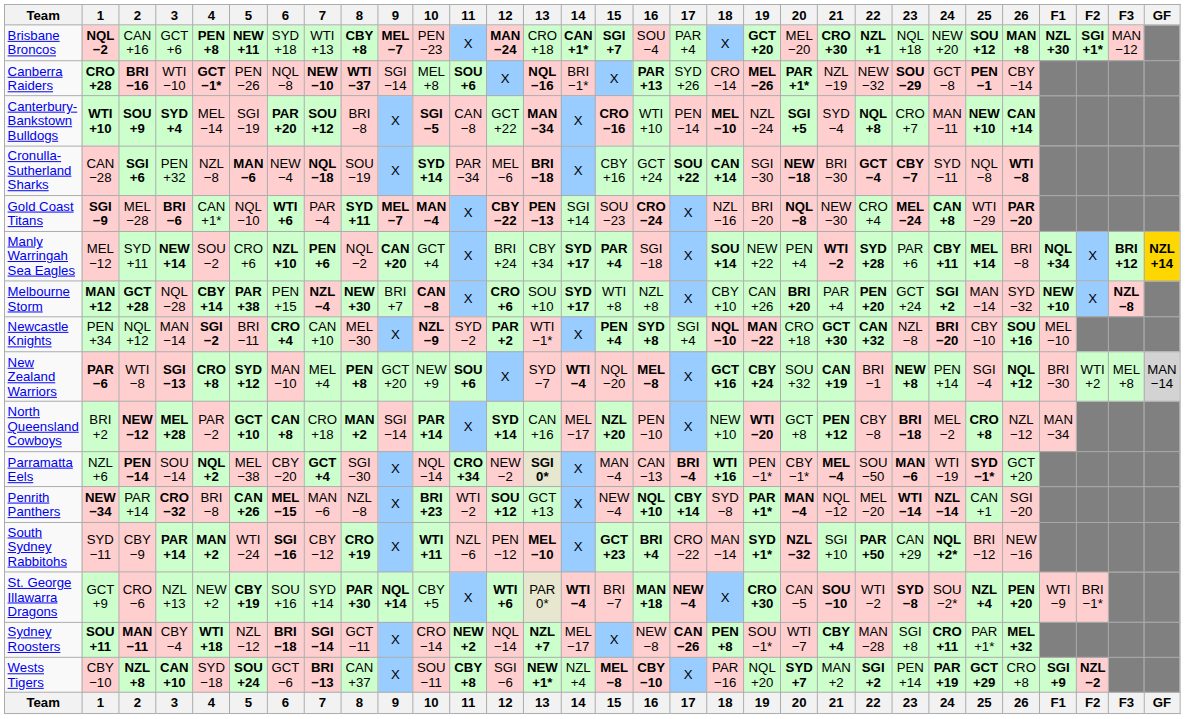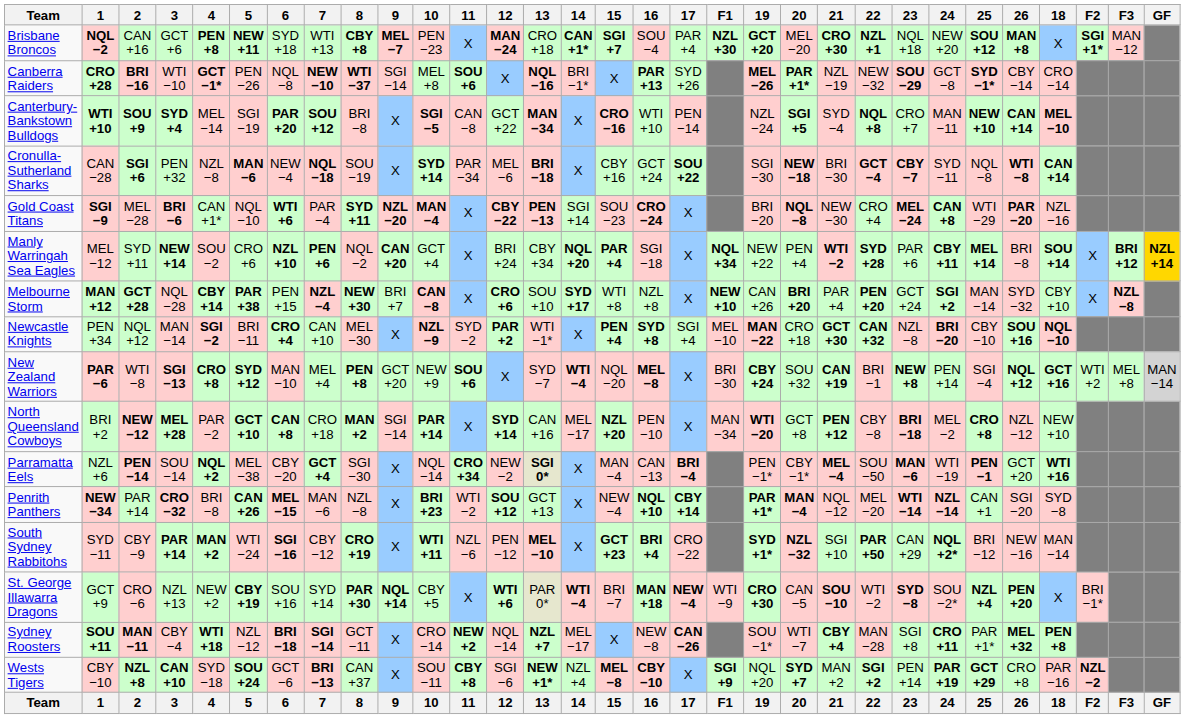columns swapped: (725, 14) <-> (1058, 14)
(984, 78) PEN −1 -> (984, 78) SYD −1*
(395, 213) MEL −7 -> (395, 213) NZL −20
(578, 256) SYD +17 -> (578, 256) NQL +20
(984, 469) SYD −1* -> (984, 469) PEN −1
